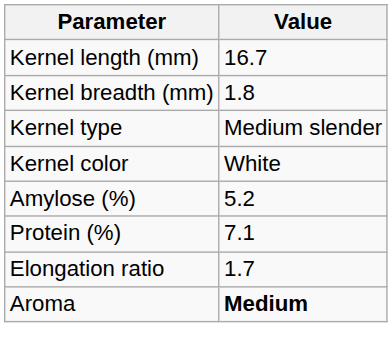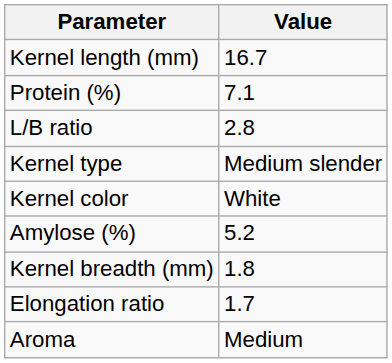rows swapped: (112, 92) <-> (65, 233)
+ row: (51, 127)
(266, 304) bold -> (264, 339) normal
